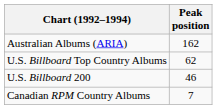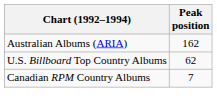- row: (49, 78)
